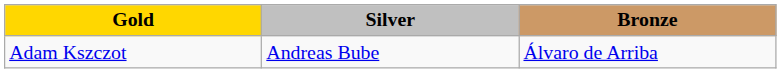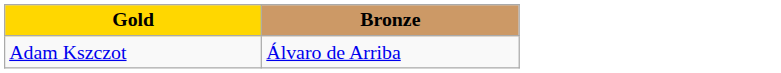- column: (390, 20)
